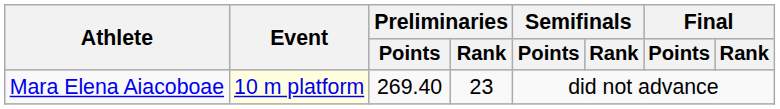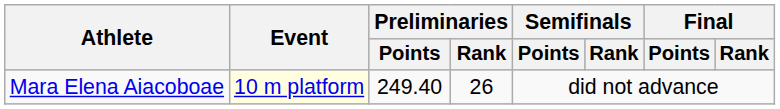(410, 87) 269.40 -> (410, 87) 249.40
(481, 87) 23 -> (481, 87) 26
